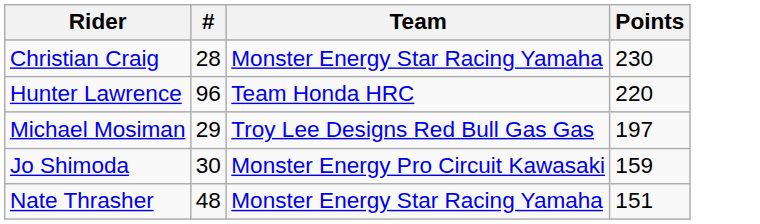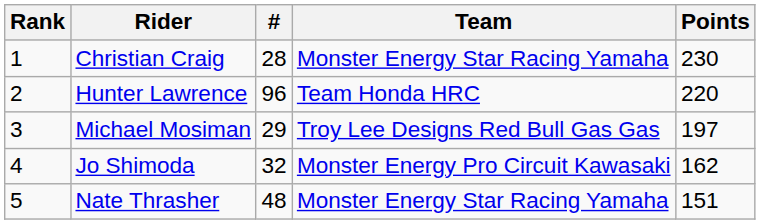+ column: (37, 22)
(208, 165) 30 -> (274, 165) 32
(634, 165) 159 -> (700, 165) 162
